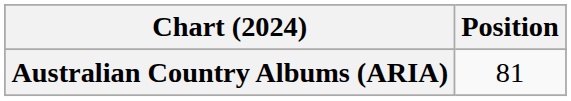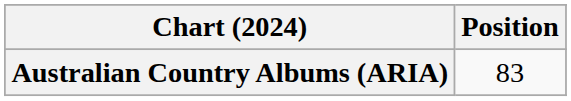(510, 71) 81 -> (510, 71) 83
